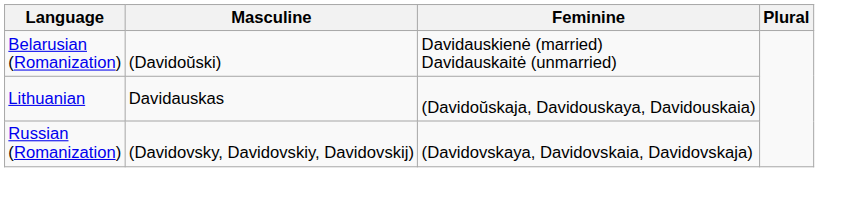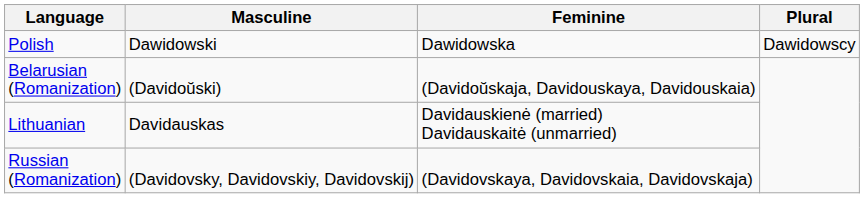+ row: (31, 44)
(519, 53) Davidauskienė (married) Davidauskaitė (unmarried) -> (589, 89) (Davidoŭskaja, Davidouskaya, Davidouskaia)
(589, 107) (Davidoŭskaja, Davidouskaya, Davidouskaia) -> (519, 124) Davidauskienė (married) Davidauskaitė (unmarried)
